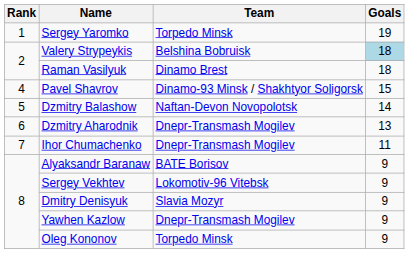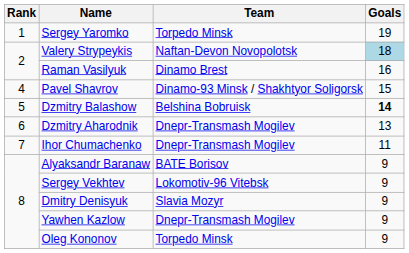(203, 51) Belshina Bobruisk -> (226, 51) Naftan-Devon Novopolotsk
(385, 70) 18 -> (385, 70) 16
(226, 107) Naftan-Devon Novopolotsk -> (203, 107) Belshina Bobruisk
(385, 107) normal -> (385, 107) bold
